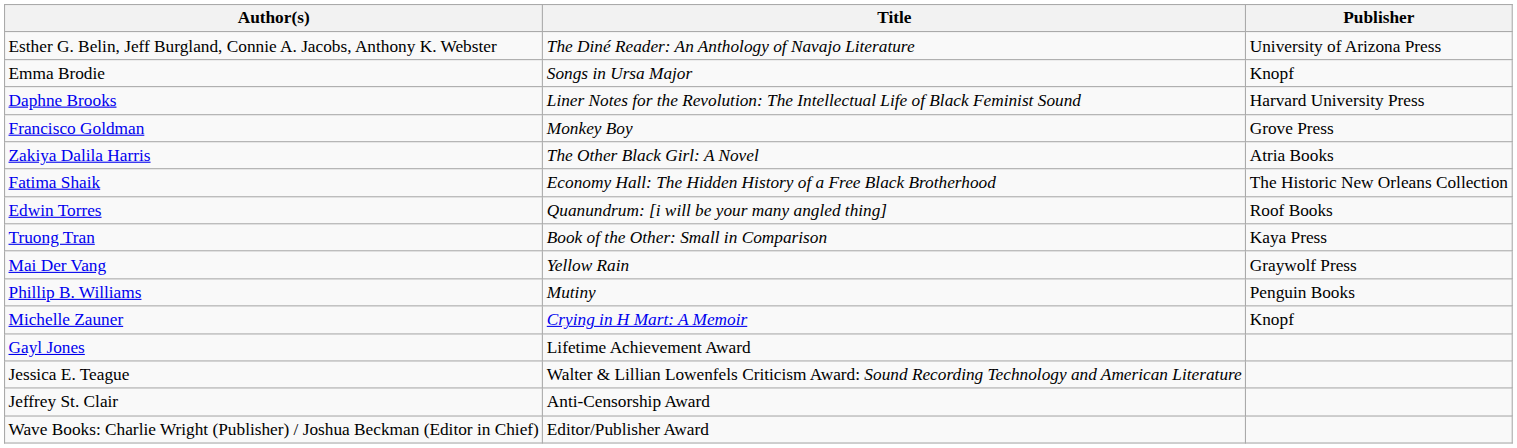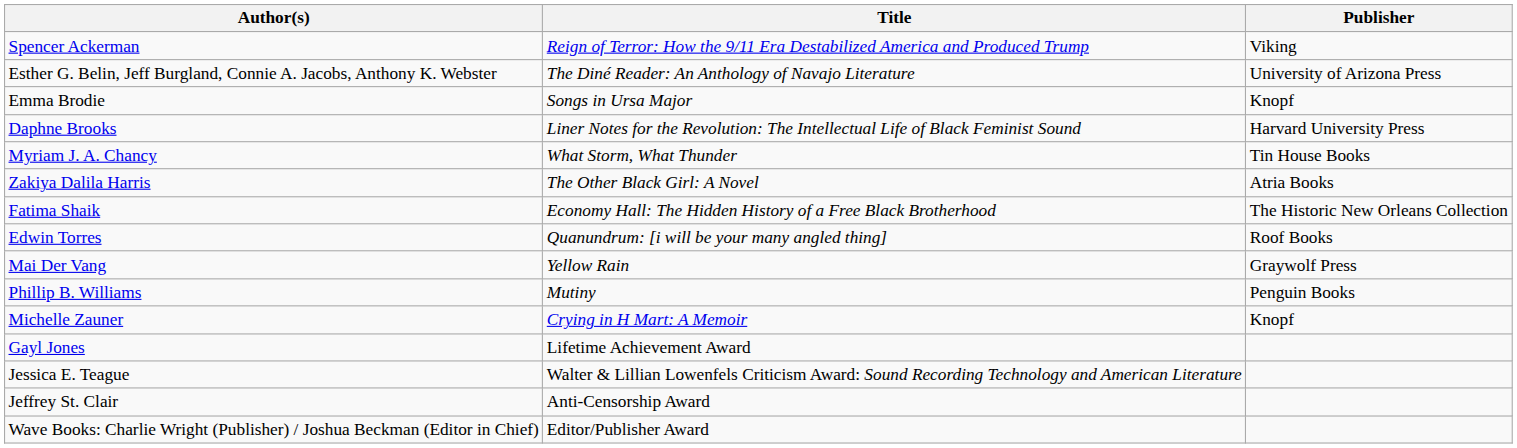+ row: (74, 45)
+ row: (83, 155)
- row: (76, 127)
- row: (52, 237)
